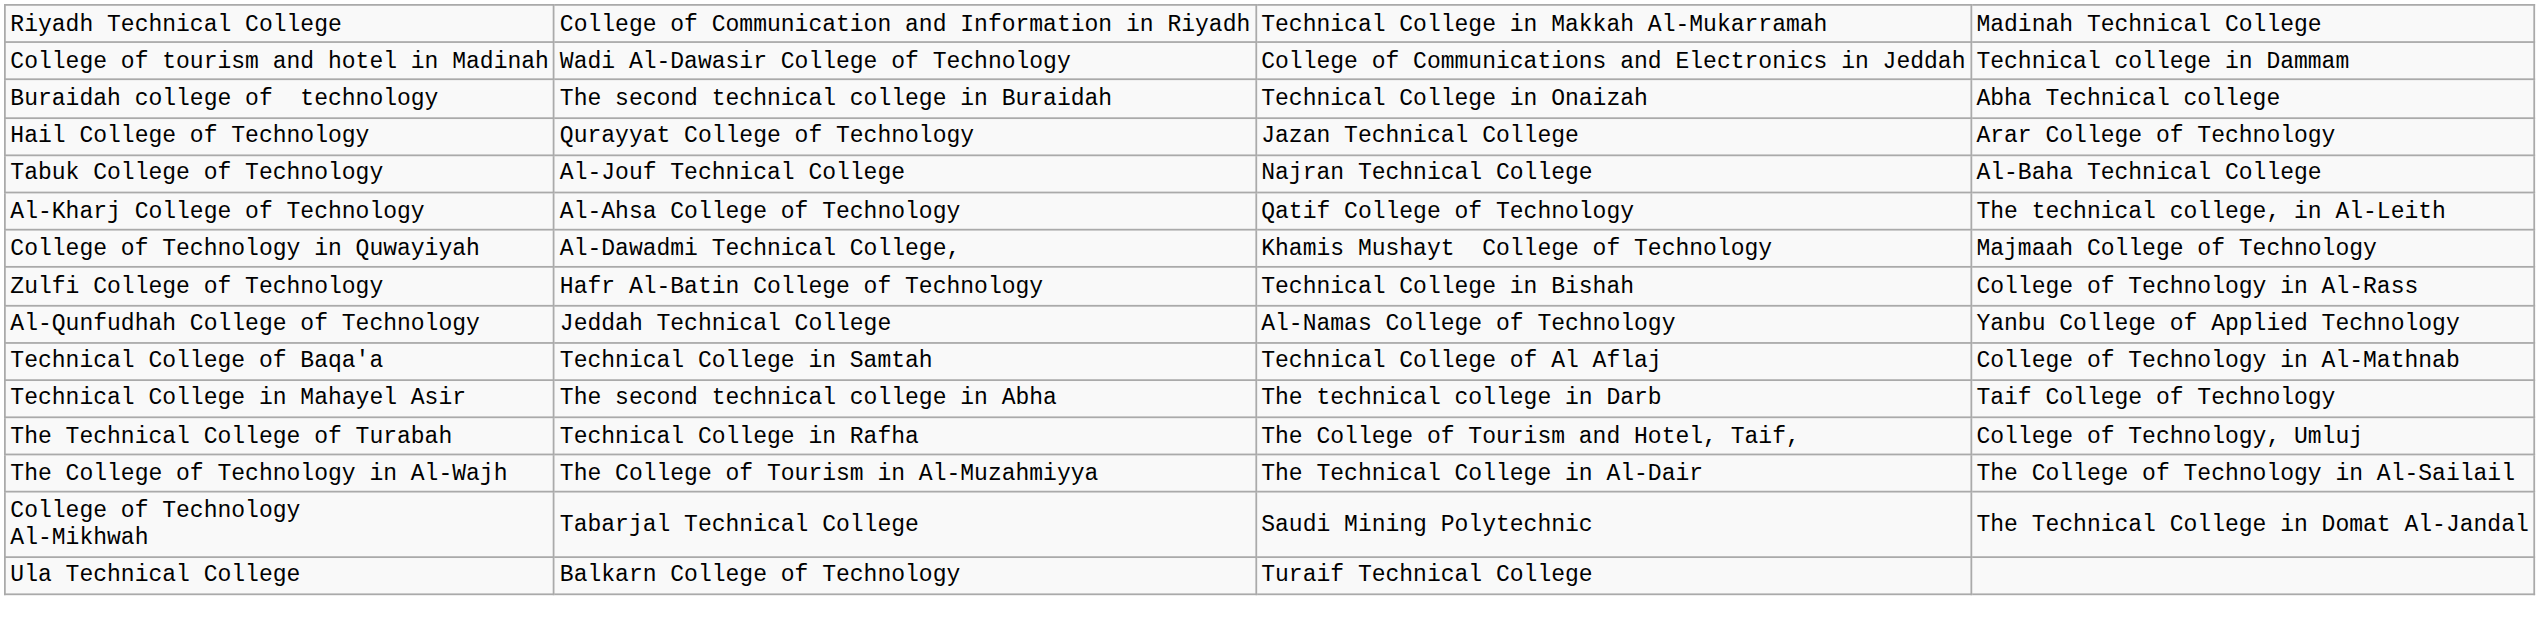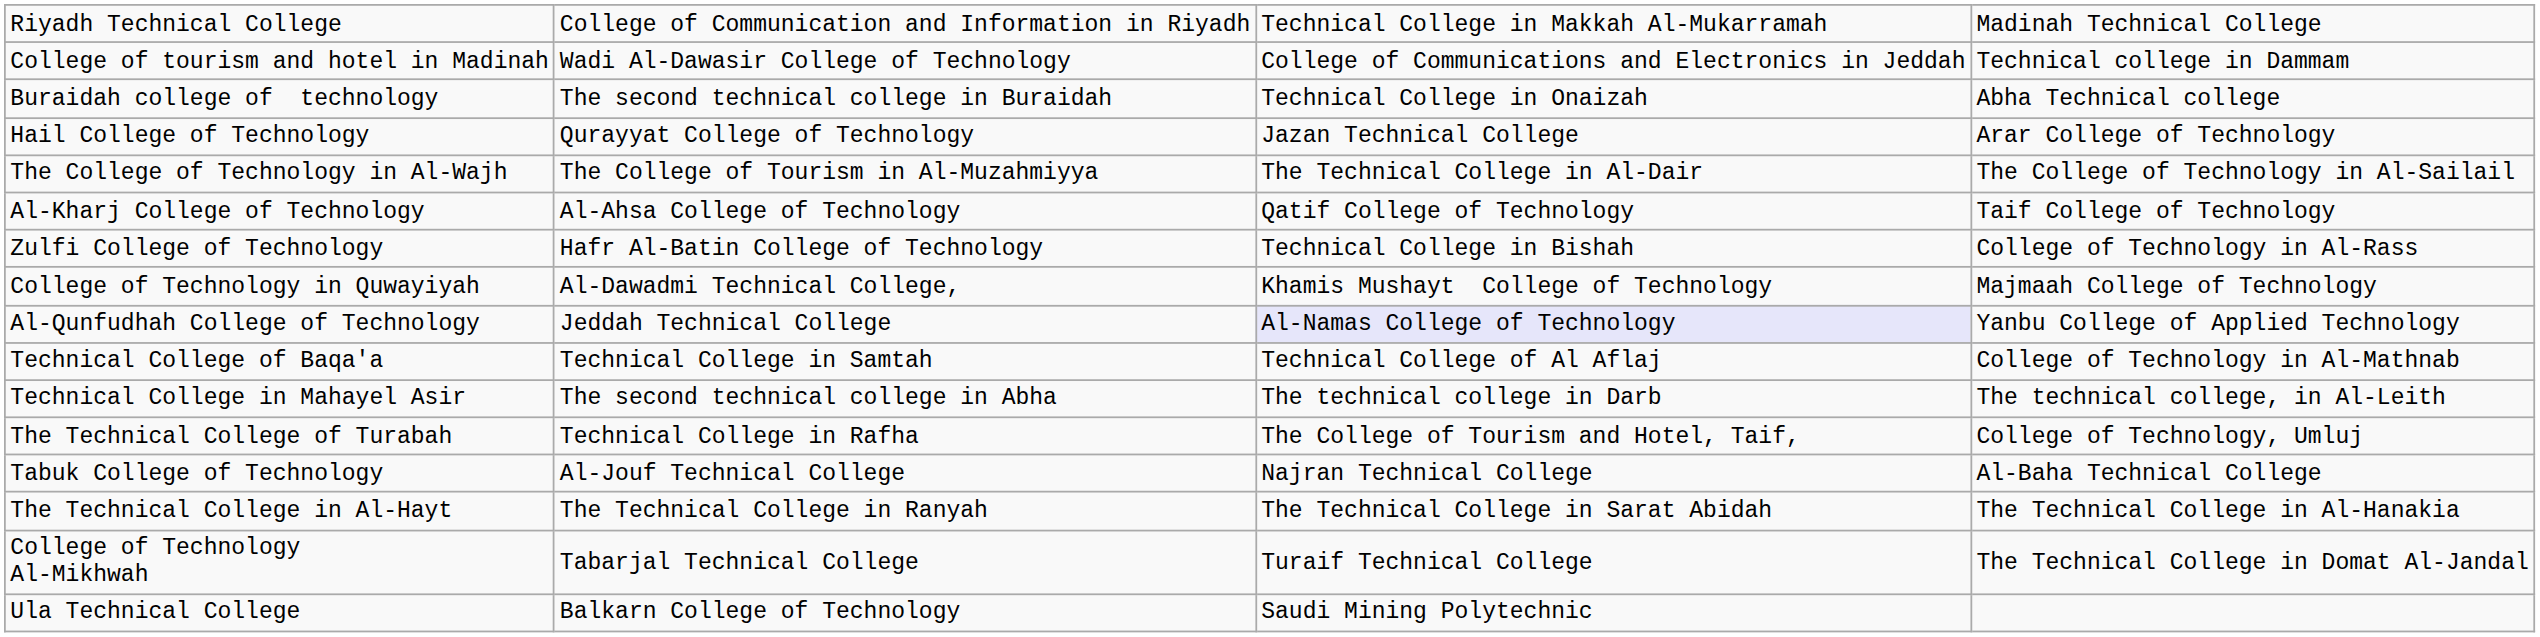rows swapped: (197, 174) <-> (259, 474)
(2211, 211) The technical college, in Al-Leith -> (2156, 211) Taif College of Technology
rows swapped: (197, 286) <-> (245, 249)
(1468, 324) no background -> (1468, 324) lavender background
(2156, 399) Taif College of Technology -> (2211, 399) The technical college, in Al-Leith
+ row: (231, 511)
(1427, 524) Saudi Mining Polytechnic -> (1427, 562) Turaif Technical College
(1427, 575) Turaif Technical College -> (1427, 613) Saudi Mining Polytechnic
